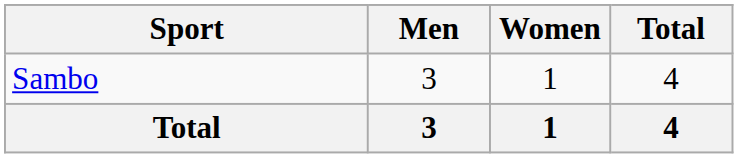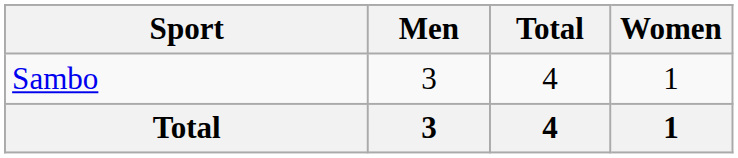columns swapped: (550, 29) <-> (671, 29)
